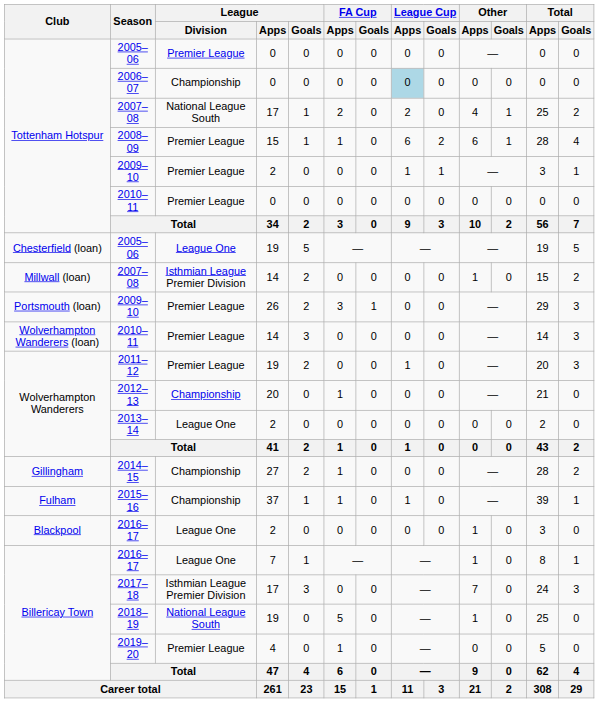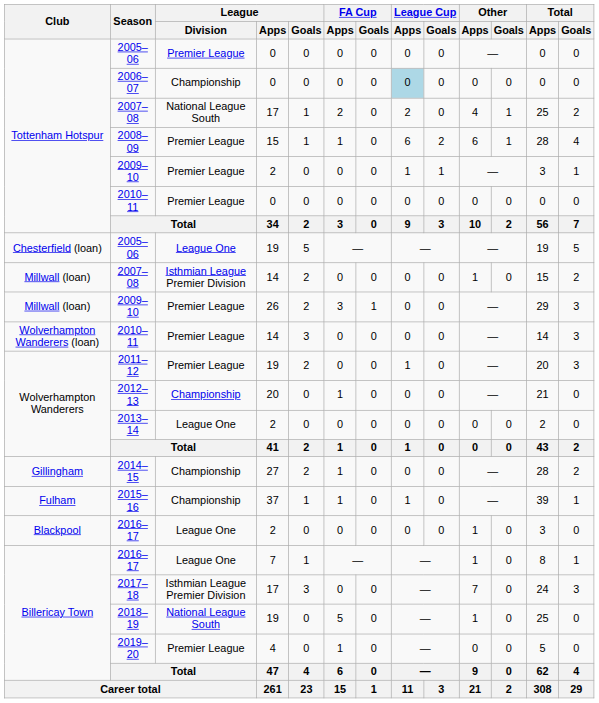(57, 306) Portsmouth (loan) -> (57, 306) Millwall (loan)
